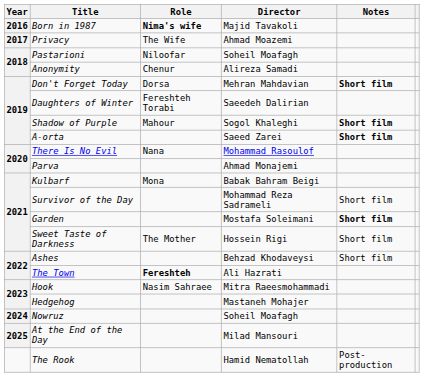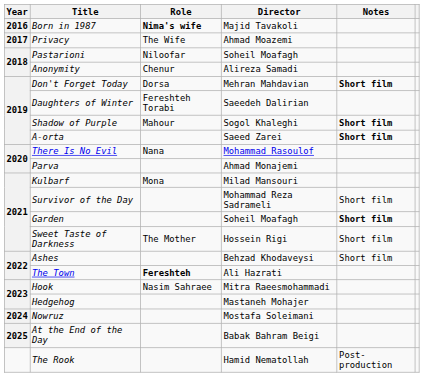(271, 180) Babak Bahram Beigi -> (261, 180) Milad Mansouri
(269, 219) Mostafa Soleimani -> (261, 219) Soheil Moafagh
(261, 316) Soheil Moafagh -> (269, 316) Mostafa Soleimani
(261, 335) Milad Mansouri -> (271, 335) Babak Bahram Beigi
